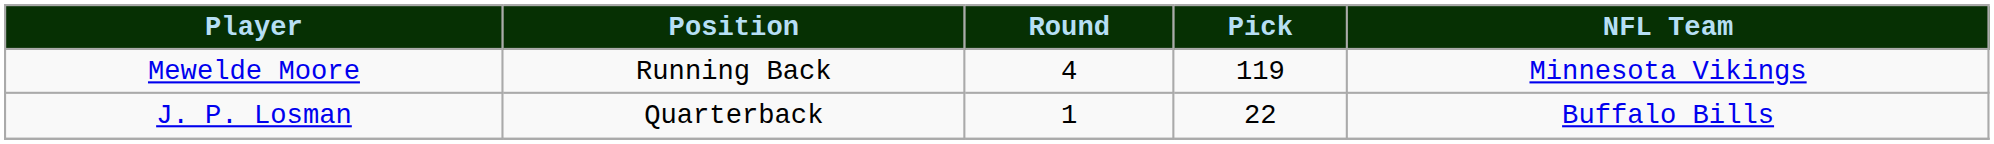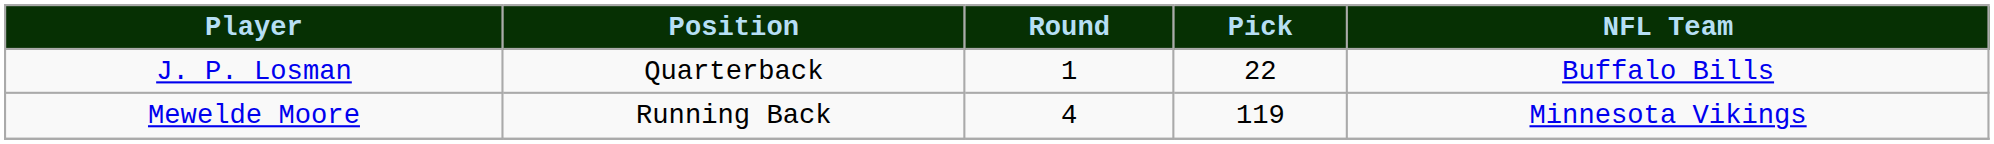rows swapped: (254, 116) <-> (254, 71)
